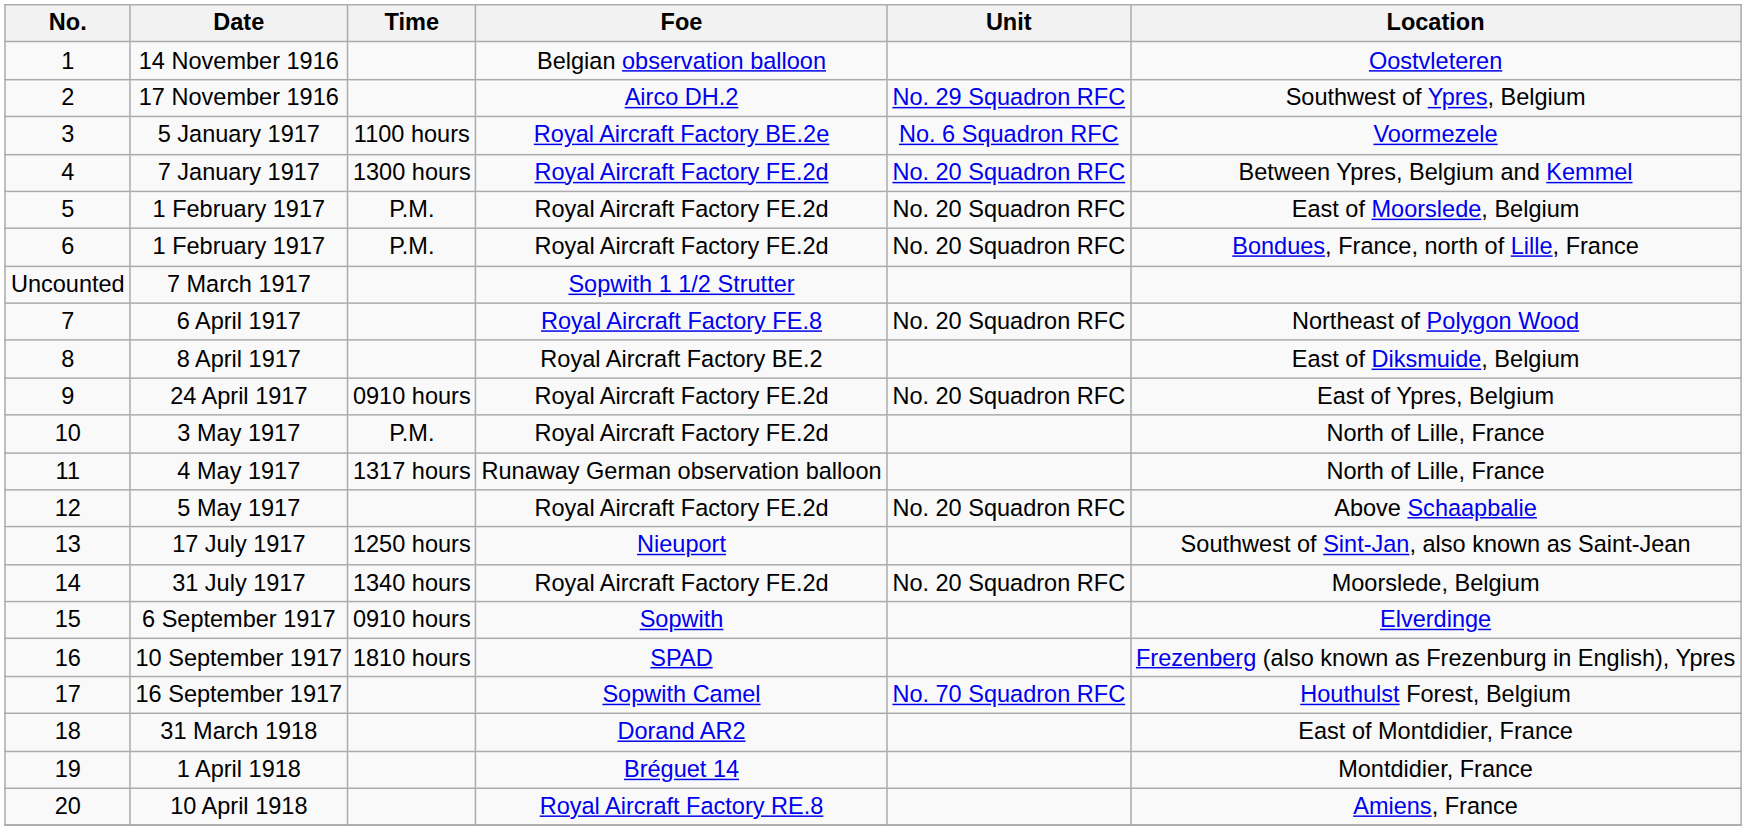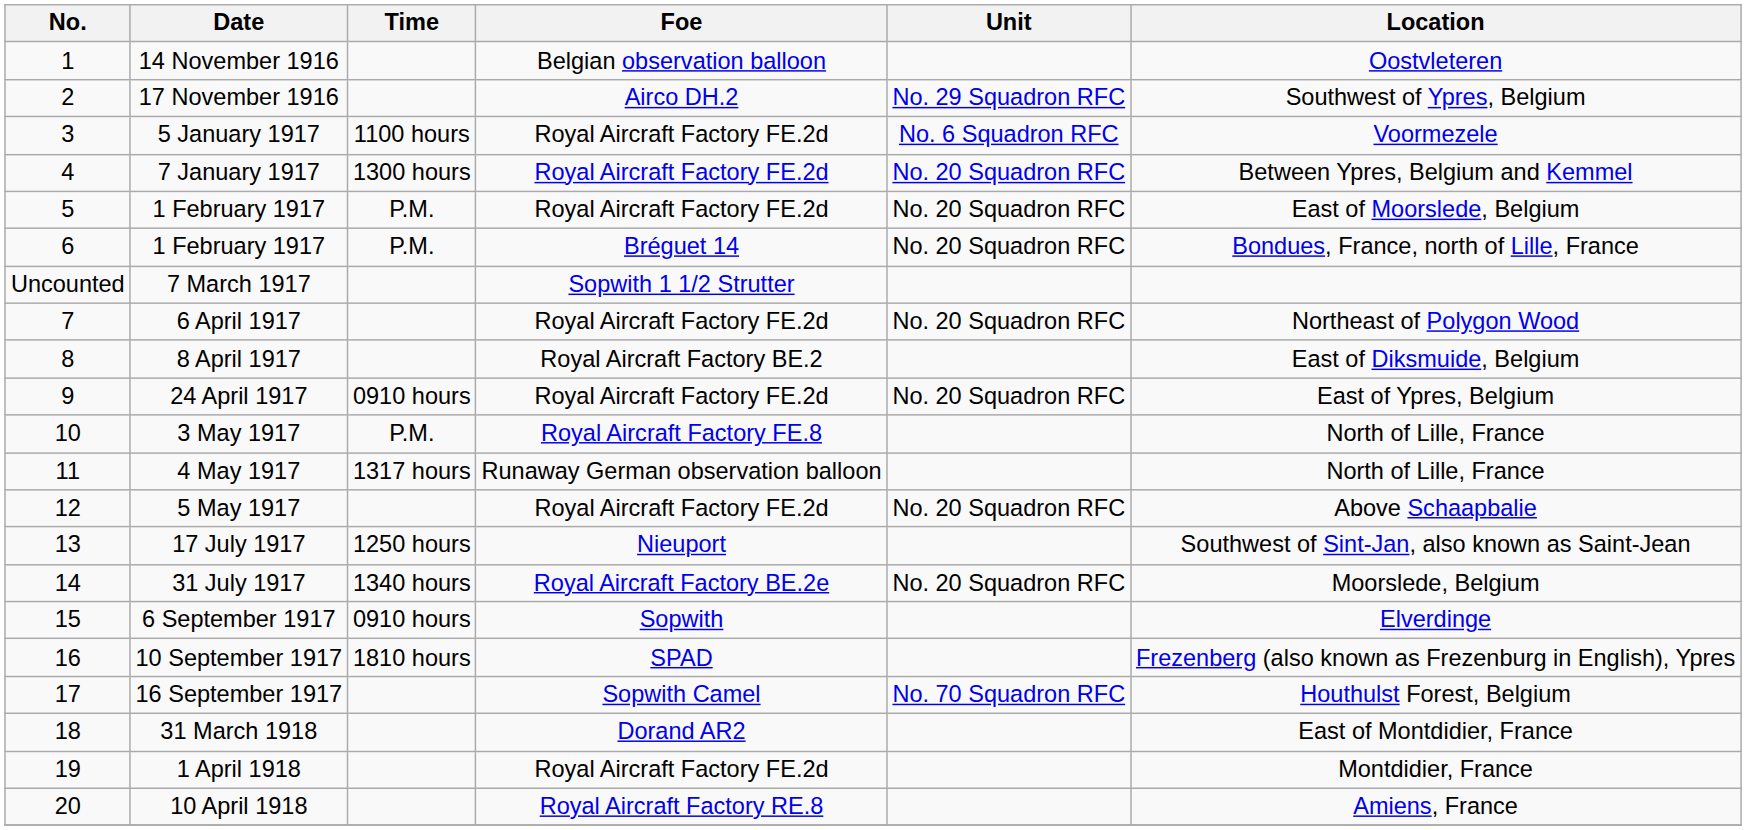(682, 135) Royal Aircraft Factory BE.2e -> (682, 135) Royal Aircraft Factory FE.2d
(682, 246) Royal Aircraft Factory FE.2d -> (682, 246) Bréguet 14
(682, 321) Royal Aircraft Factory FE.8 -> (682, 321) Royal Aircraft Factory FE.2d
(682, 433) Royal Aircraft Factory FE.2d -> (682, 433) Royal Aircraft Factory FE.8
(682, 582) Royal Aircraft Factory FE.2d -> (682, 582) Royal Aircraft Factory BE.2e
(682, 769) Bréguet 14 -> (682, 769) Royal Aircraft Factory FE.2d
